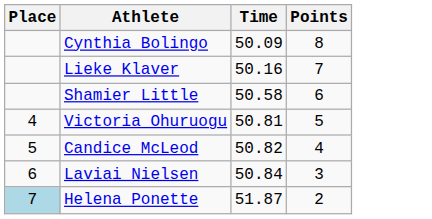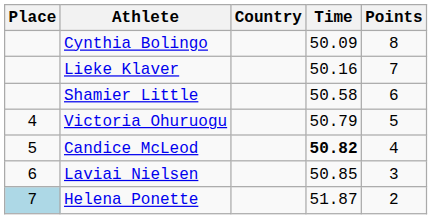+ column: (268, 18)
(259, 122) 50.81 -> (334, 122) 50.79
(259, 148) normal -> (334, 148) bold
(259, 174) 50.84 -> (334, 174) 50.85
